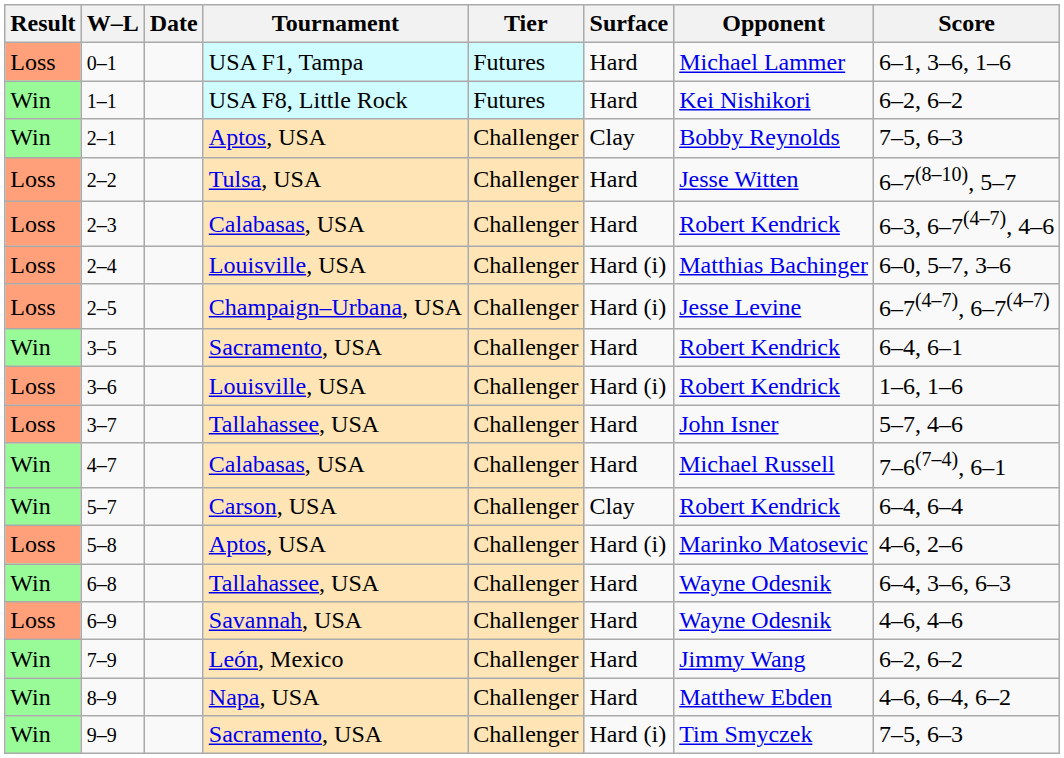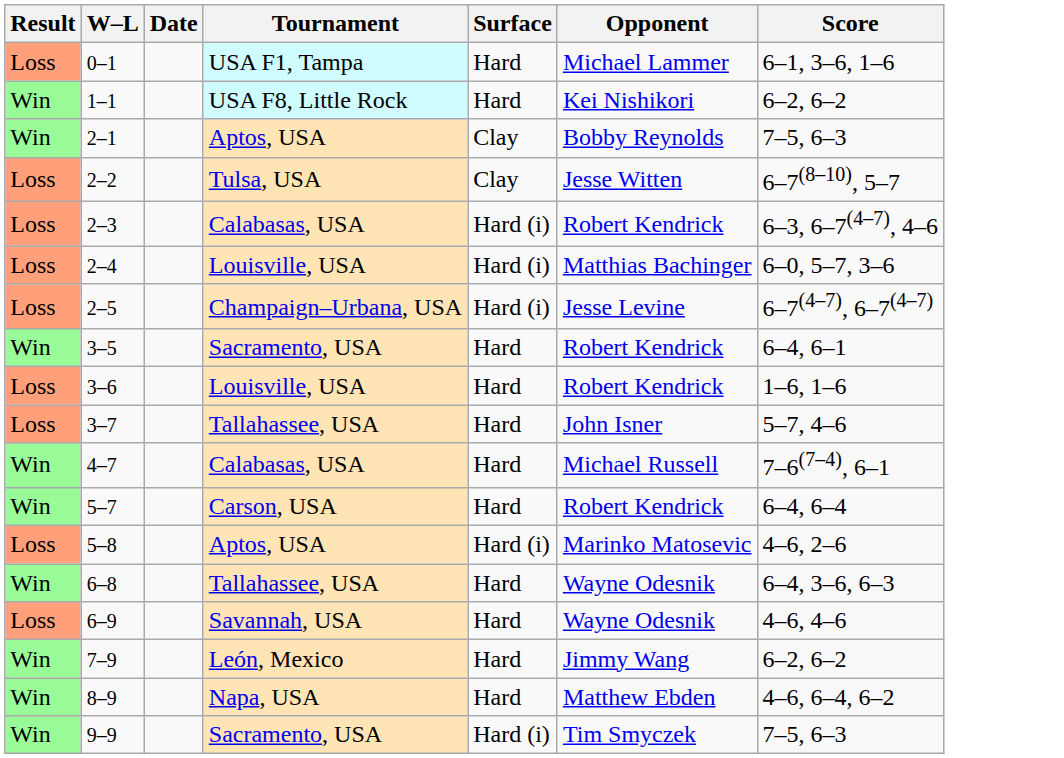- column: (526, 23)
(614, 179) Hard -> (496, 179) Clay
(614, 223) Hard -> (511, 223) Hard (i)
(628, 385) Hard (i) -> (497, 385) Hard
(612, 506) Clay -> (497, 506) Hard
